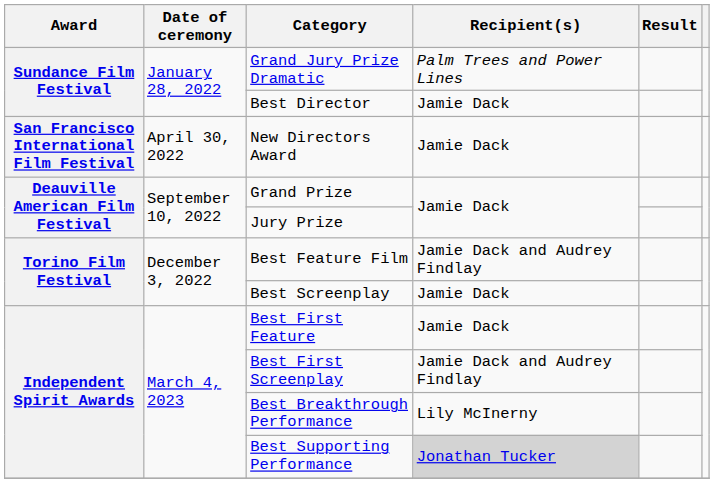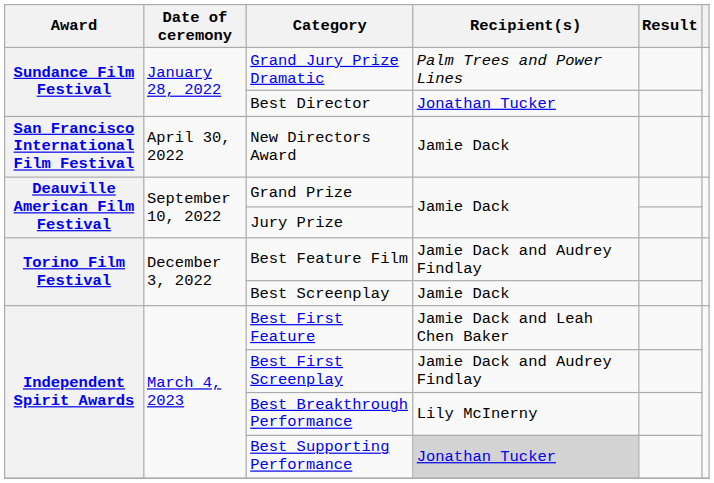(463, 103) Jamie Dack -> (486, 103) Jonathan Tucker
(463, 328) Jamie Dack -> (505, 328) Jamie Dack and Leah Chen Baker
